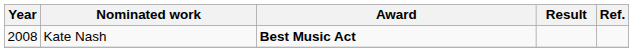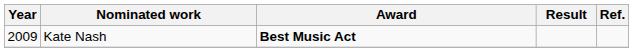(22, 36) 2008 -> (22, 36) 2009
